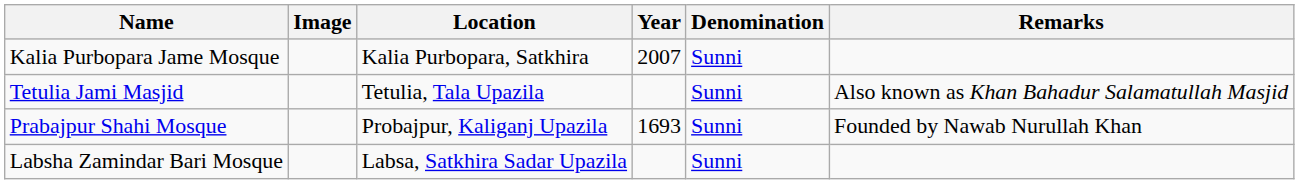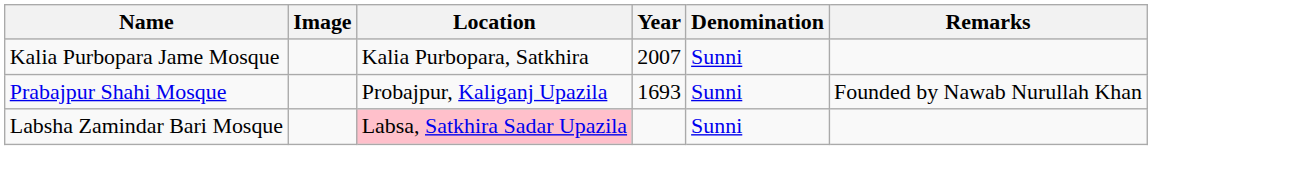- row: (97, 91)
(494, 160) no background -> (494, 126) pink background
